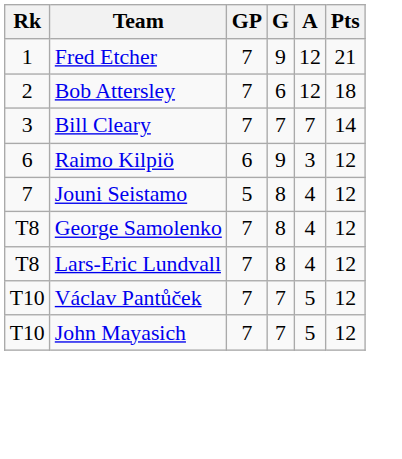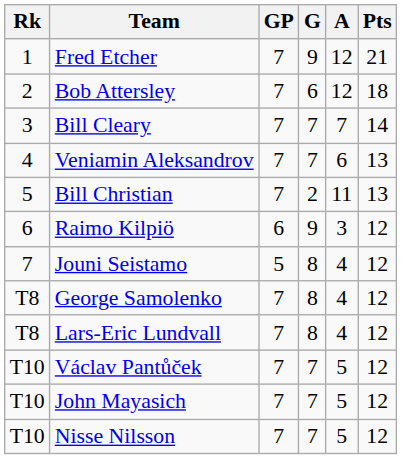+ row: (154, 159)
+ row: (114, 194)
+ row: (115, 435)
